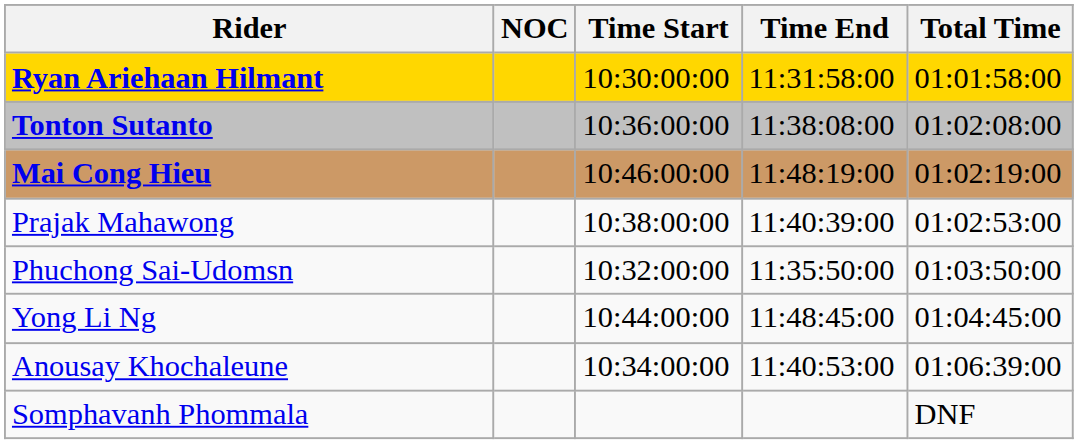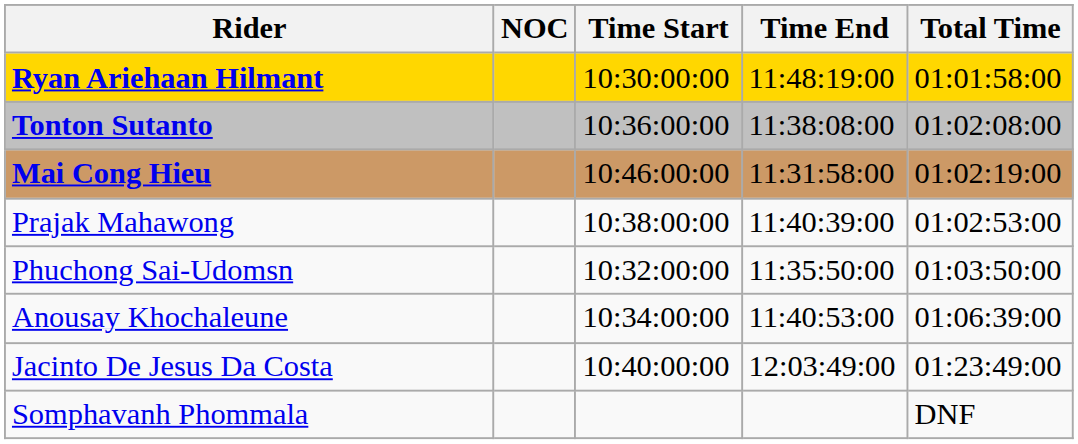(821, 76) 11:31:58:00 -> (821, 76) 11:48:19:00
(821, 173) 11:48:19:00 -> (821, 173) 11:31:58:00
- row: (84, 317)
+ row: (172, 366)
